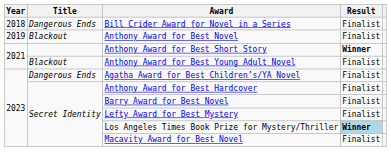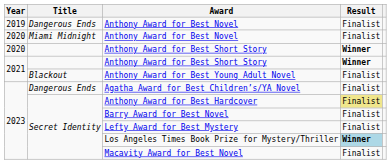- row: (16, 24)
(48, 37) Blackout -> (62, 24) Dangerous Ends
+ row: (16, 37)
+ row: (16, 50)
(361, 88) no background -> (361, 101) khaki background
